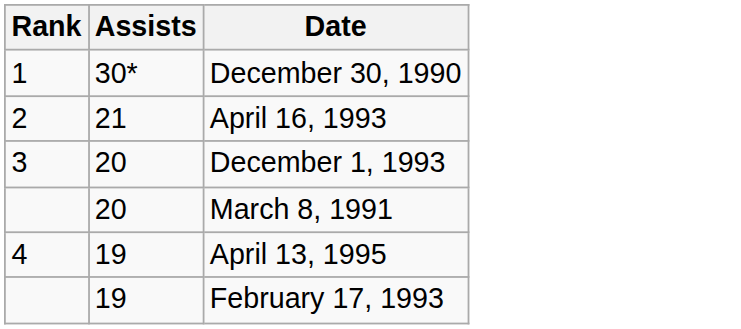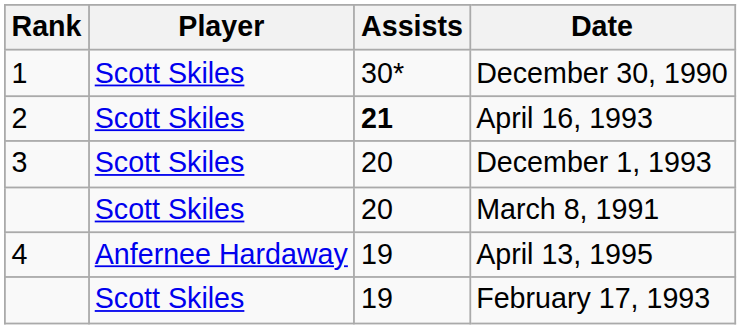+ column: (221, 27)
(111, 118) normal -> (377, 118) bold
